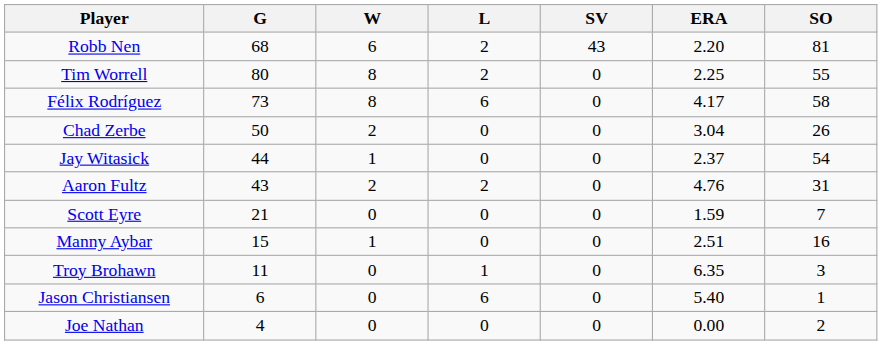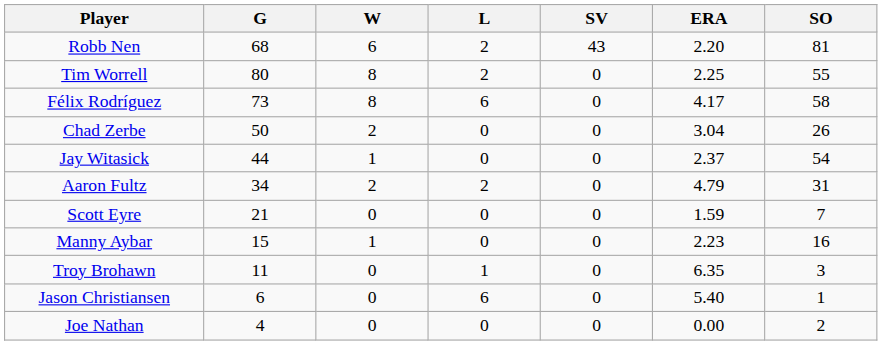(260, 185) 43 -> (260, 185) 34
(709, 185) 4.76 -> (709, 185) 4.79
(709, 241) 2.51 -> (709, 241) 2.23
